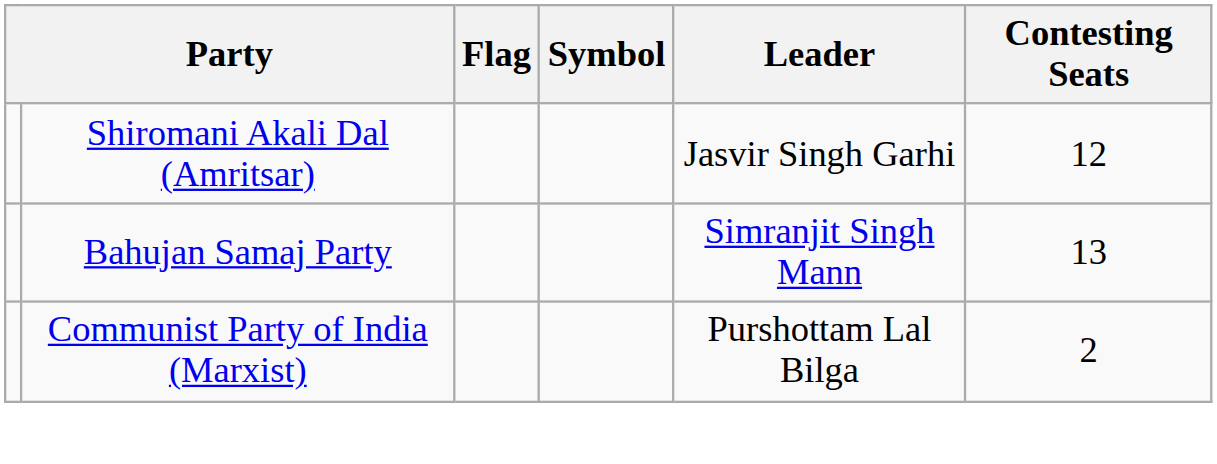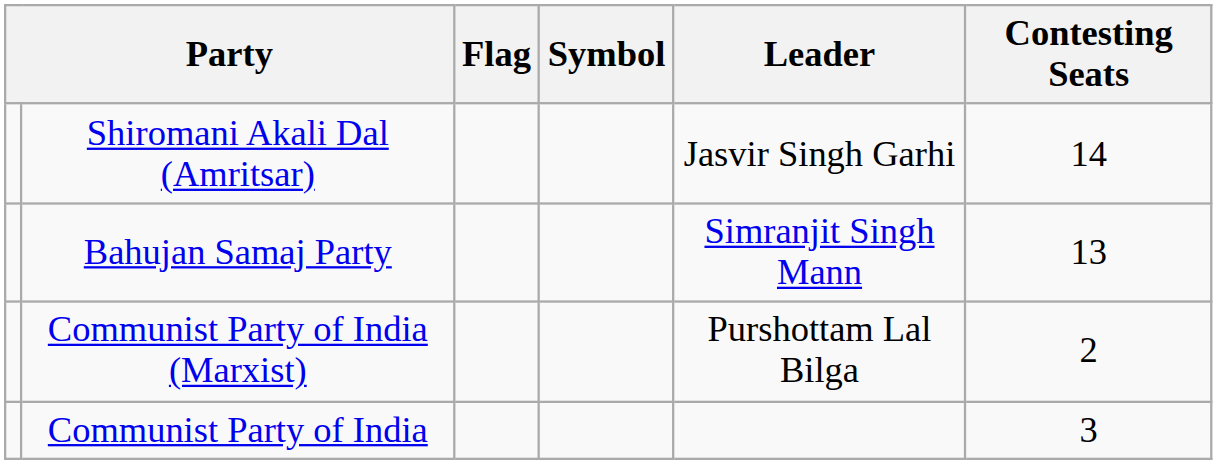(1089, 152) 12 -> (1089, 152) 14
+ row: (238, 429)
